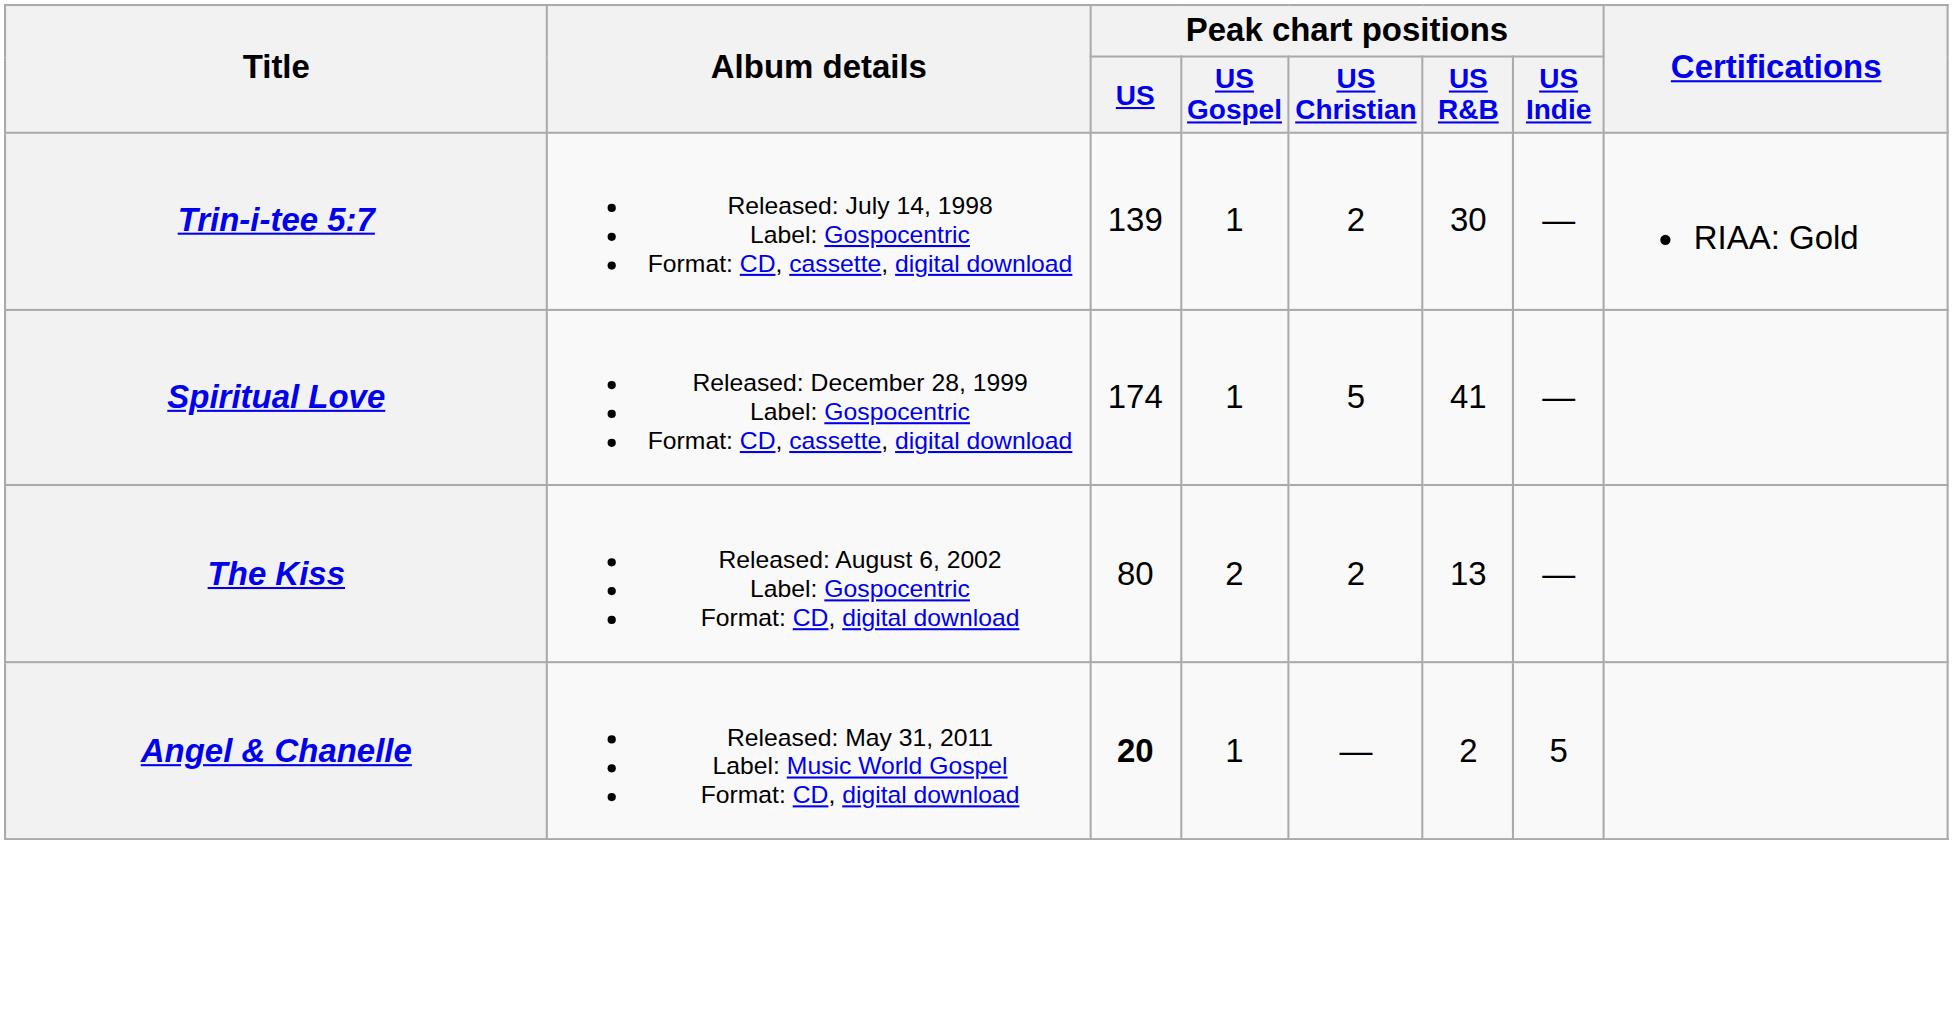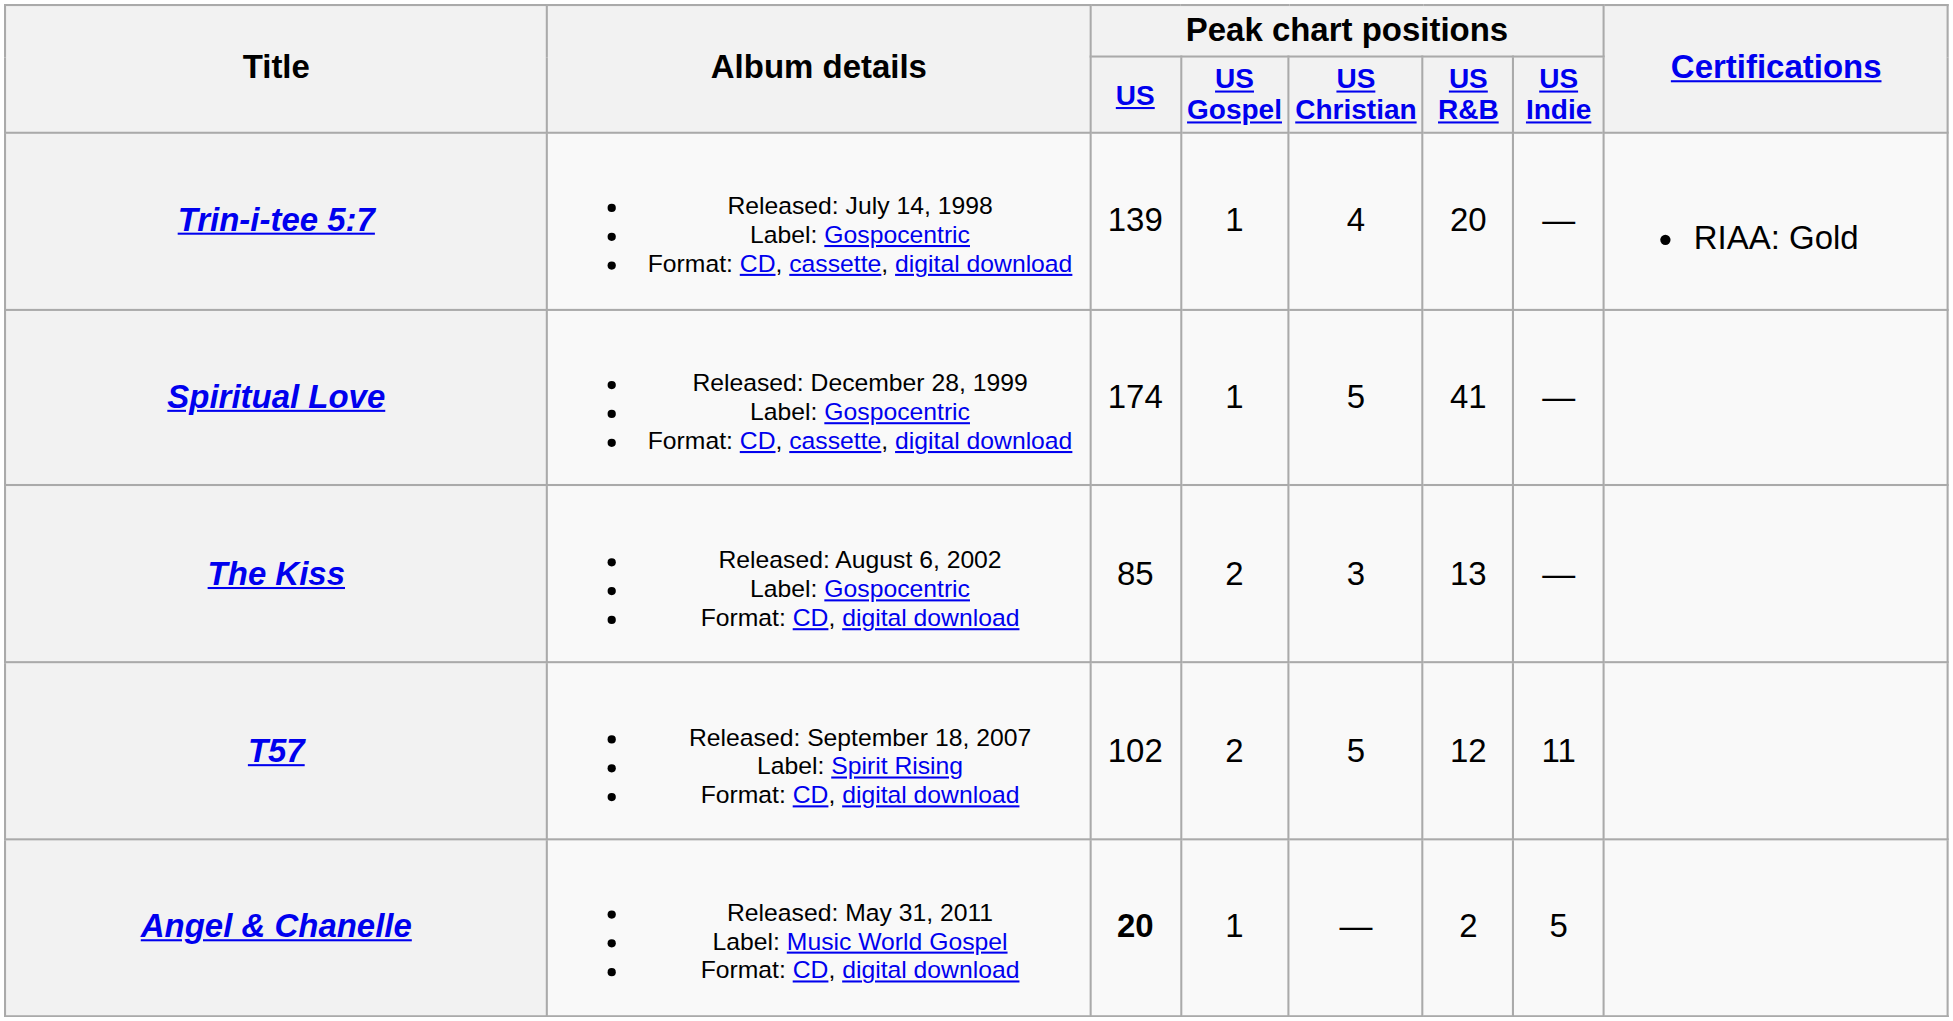(1356, 220) 2 -> (1356, 220) 4
(1468, 220) 30 -> (1468, 220) 20
(1135, 573) 80 -> (1135, 573) 85
(1356, 573) 2 -> (1356, 573) 3
+ row: (276, 750)
